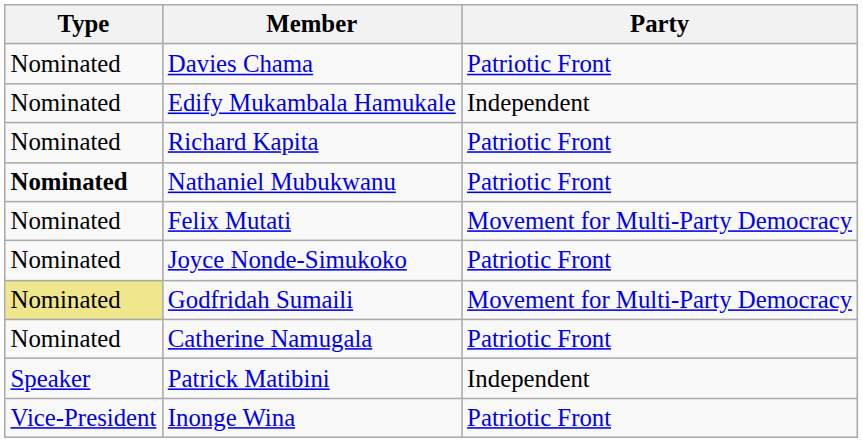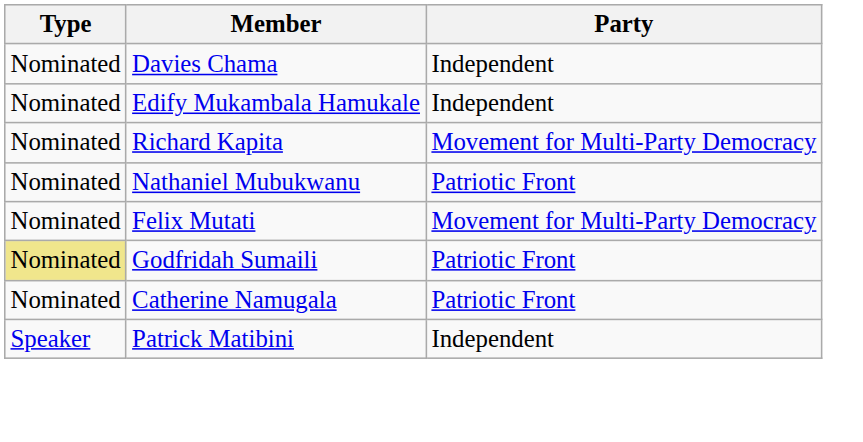(539, 63) Patriotic Front -> (493, 63) Independent
(539, 142) Patriotic Front -> (624, 142) Movement for Multi-Party Democracy
(69, 181) bold -> (66, 181) normal
- row: (287, 260)
(660, 299) Movement for Multi-Party Democracy -> (503, 260) Patriotic Front
- row: (231, 417)
